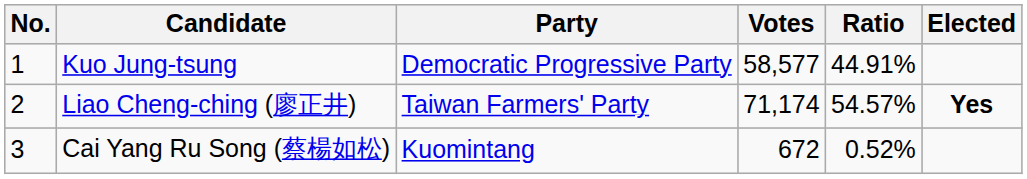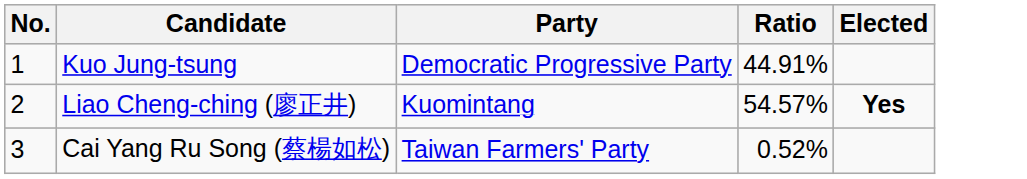- column: (781, 24)
(525, 105) Taiwan Farmers' Party -> (468, 105) Kuomintang
(468, 150) Kuomintang -> (525, 150) Taiwan Farmers' Party
